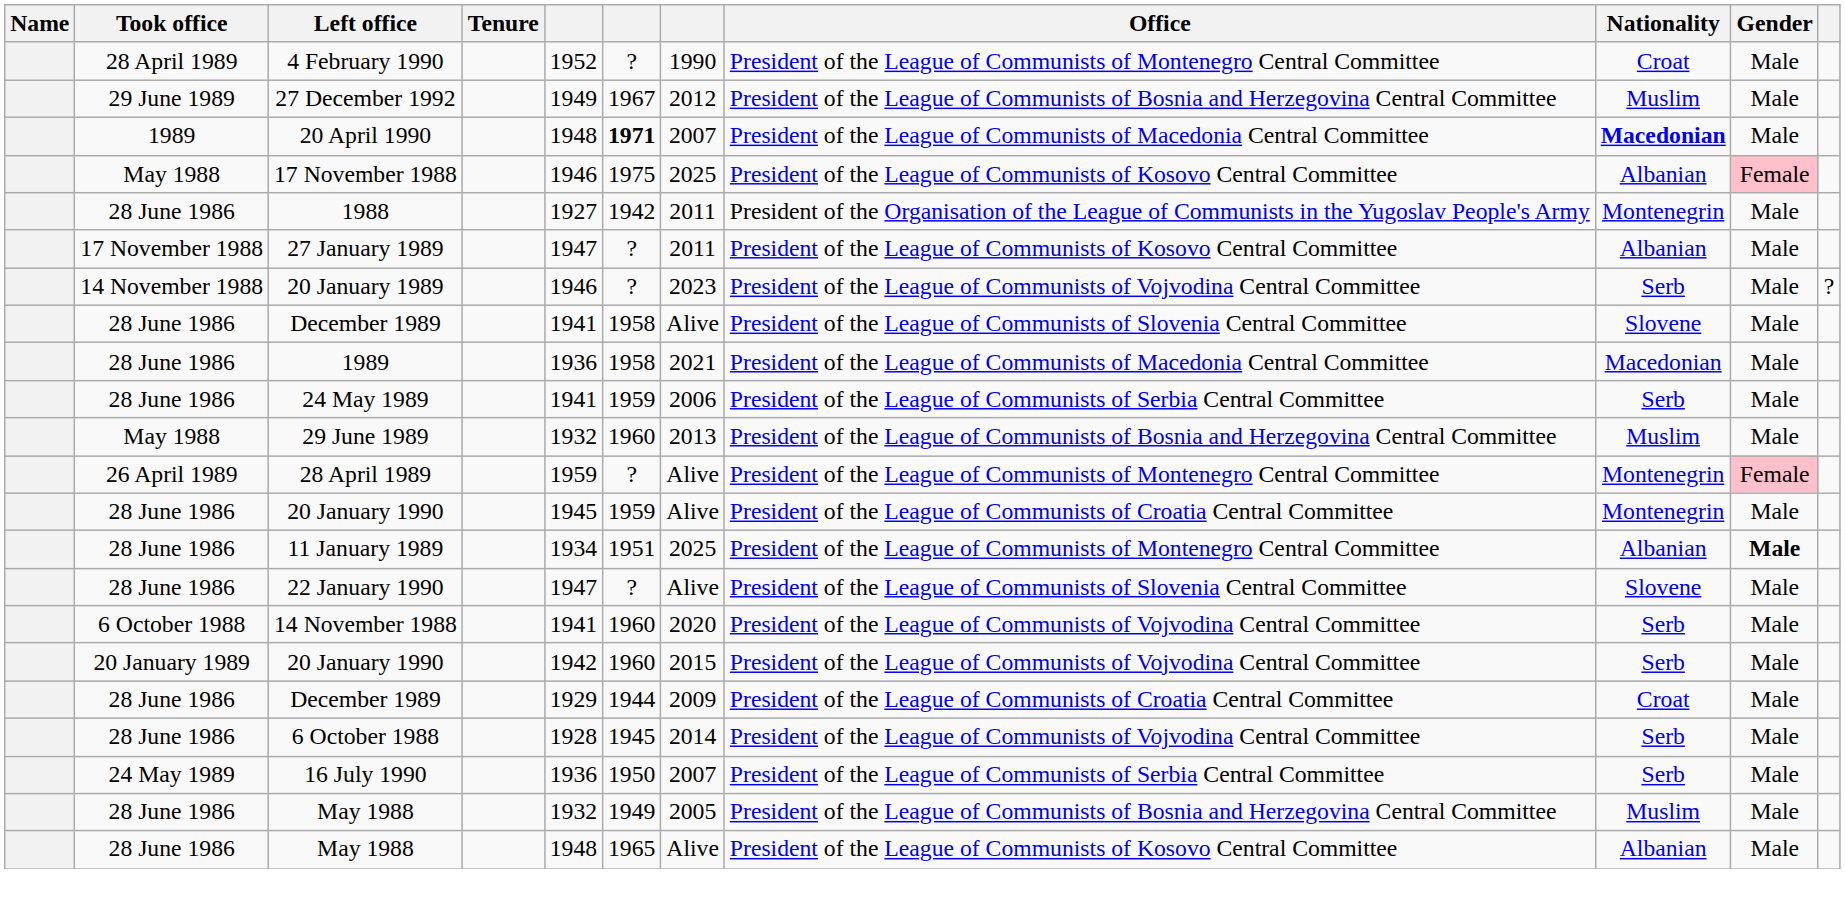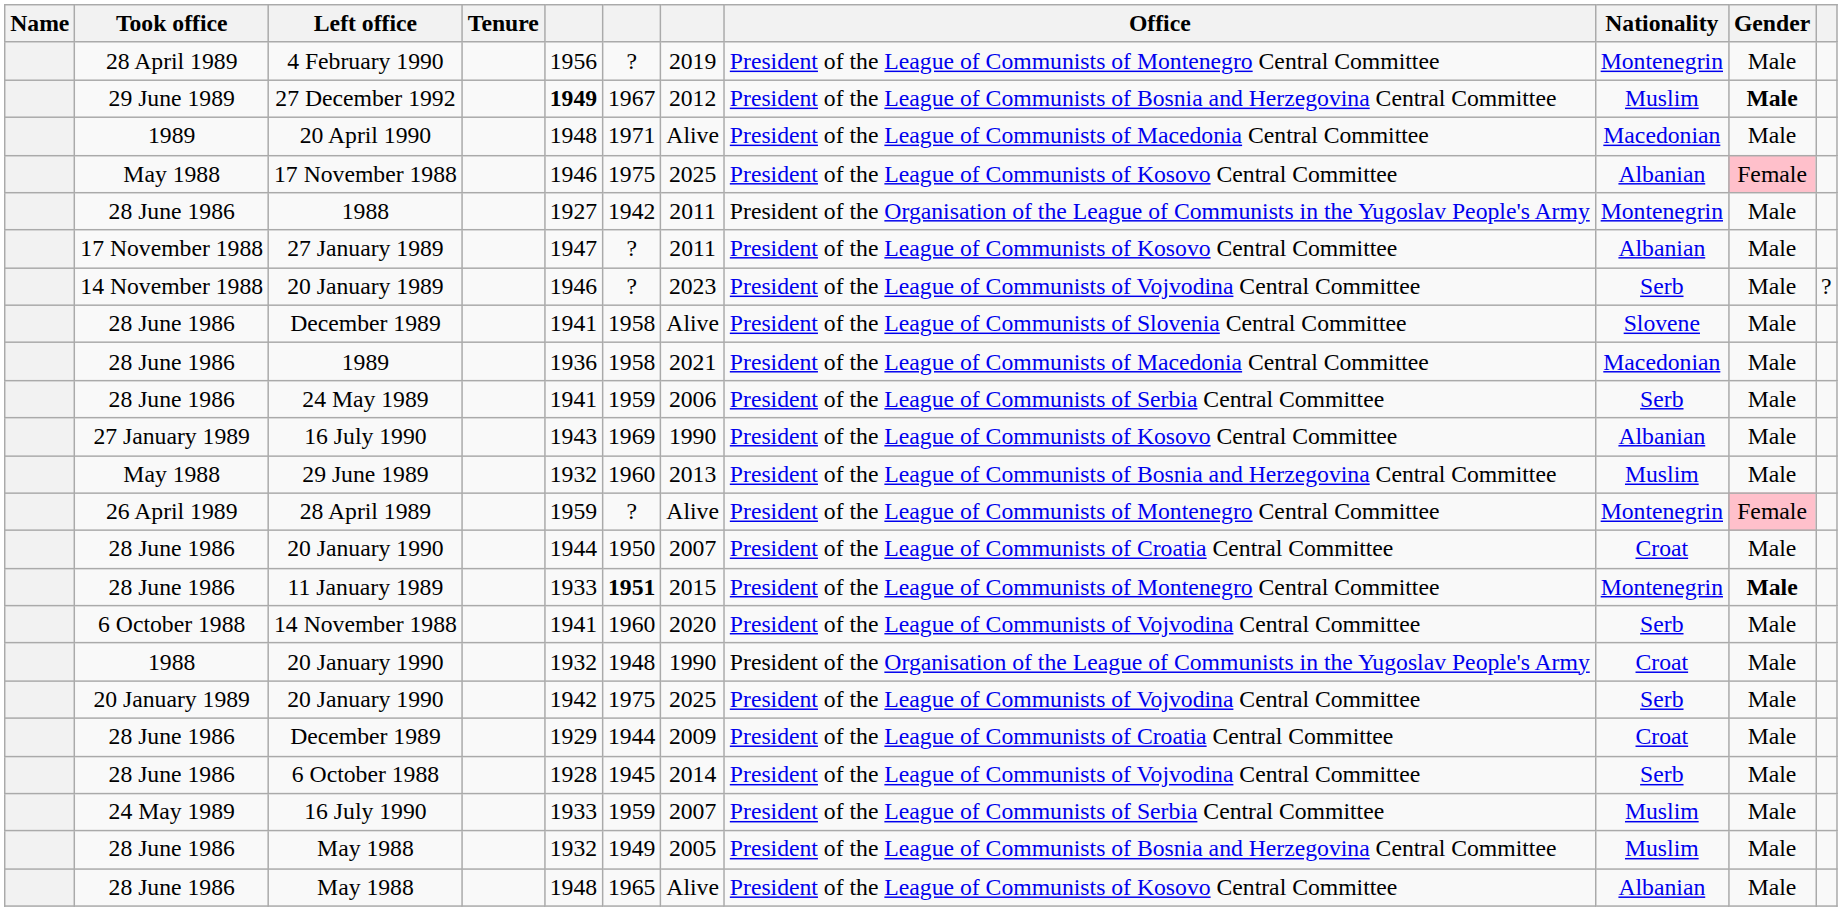(573, 60) 1952 -> (573, 60) 1956
(693, 60) 1990 -> (693, 60) 2019
(1663, 60) Croat -> (1662, 60) Montenegrin
(573, 98) normal -> (573, 98) bold
(1775, 98) normal -> (1772, 98) bold
(632, 135) bold -> (632, 135) normal
(693, 135) 2007 -> (693, 135) Alive
(1663, 135) bold -> (1662, 135) normal
+ row: (172, 436)
(573, 511) 1945 -> (573, 549) 1944
(632, 511) 1959 -> (632, 549) 1950
(693, 511) Alive -> (693, 549) 2007
(1663, 511) Montenegrin -> (1662, 549) Croat
(573, 549) 1934 -> (573, 586) 1933
(632, 549) normal -> (632, 586) bold
(693, 549) 2025 -> (693, 586) 2015
(1663, 549) Albanian -> (1662, 586) Montenegrin
- row: (172, 586)
+ row: (172, 661)
(632, 661) 1960 -> (632, 699) 1975
(693, 661) 2015 -> (693, 699) 2025
(573, 774) 1936 -> (573, 811) 1933
(632, 774) 1950 -> (632, 811) 1959
(1663, 774) Serb -> (1662, 811) Muslim
